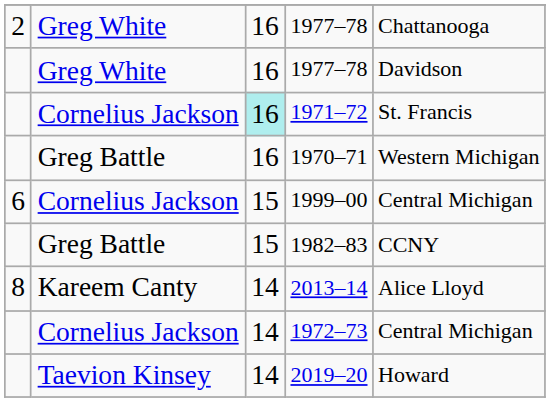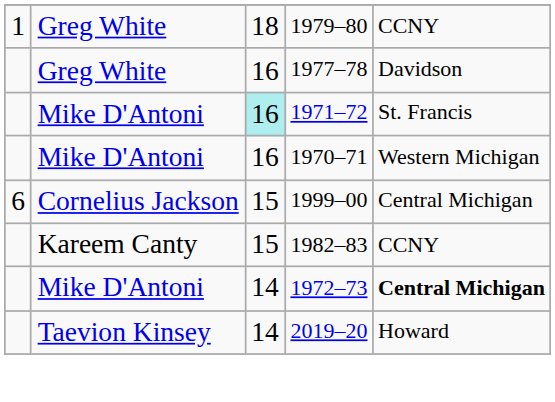+ row: (18, 26)
- row: (18, 26)
(138, 113) Cornelius Jackson -> (121, 113) Mike D'Antoni
(101, 157) Greg Battle -> (121, 157) Mike D'Antoni
(101, 244) Greg Battle -> (118, 244) Kareem Canty
- row: (18, 288)
(138, 331) Cornelius Jackson -> (121, 288) Mike D'Antoni
(455, 331) normal -> (461, 288) bold
